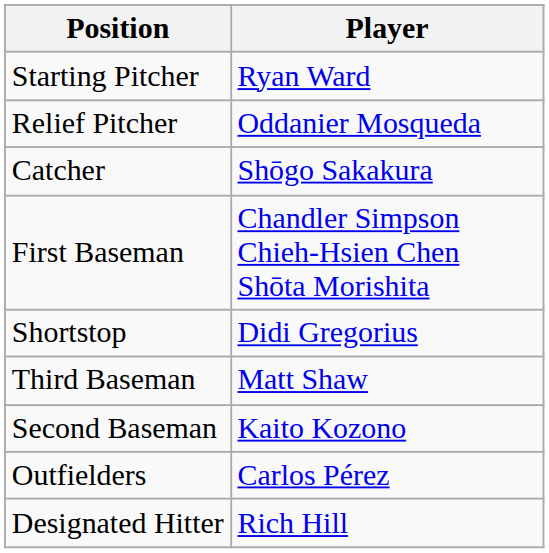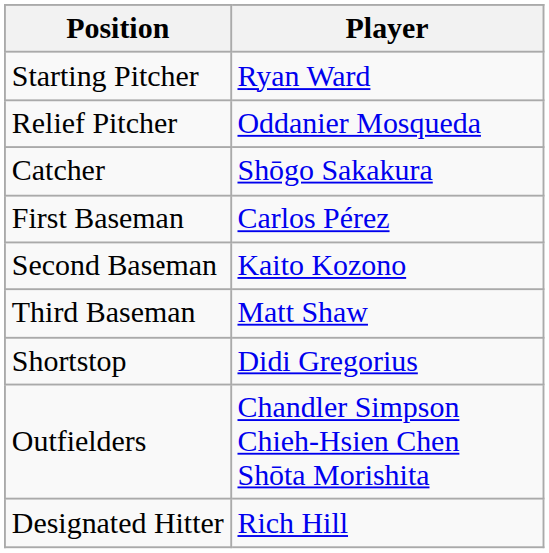(348, 251) Chandler Simpson Chieh-Hsien Chen Shōta Morishita -> (314, 218) Carlos Pérez
rows swapped: (114, 427) <-> (69, 332)
(314, 475) Carlos Pérez -> (348, 441) Chandler Simpson Chieh-Hsien Chen Shōta Morishita
